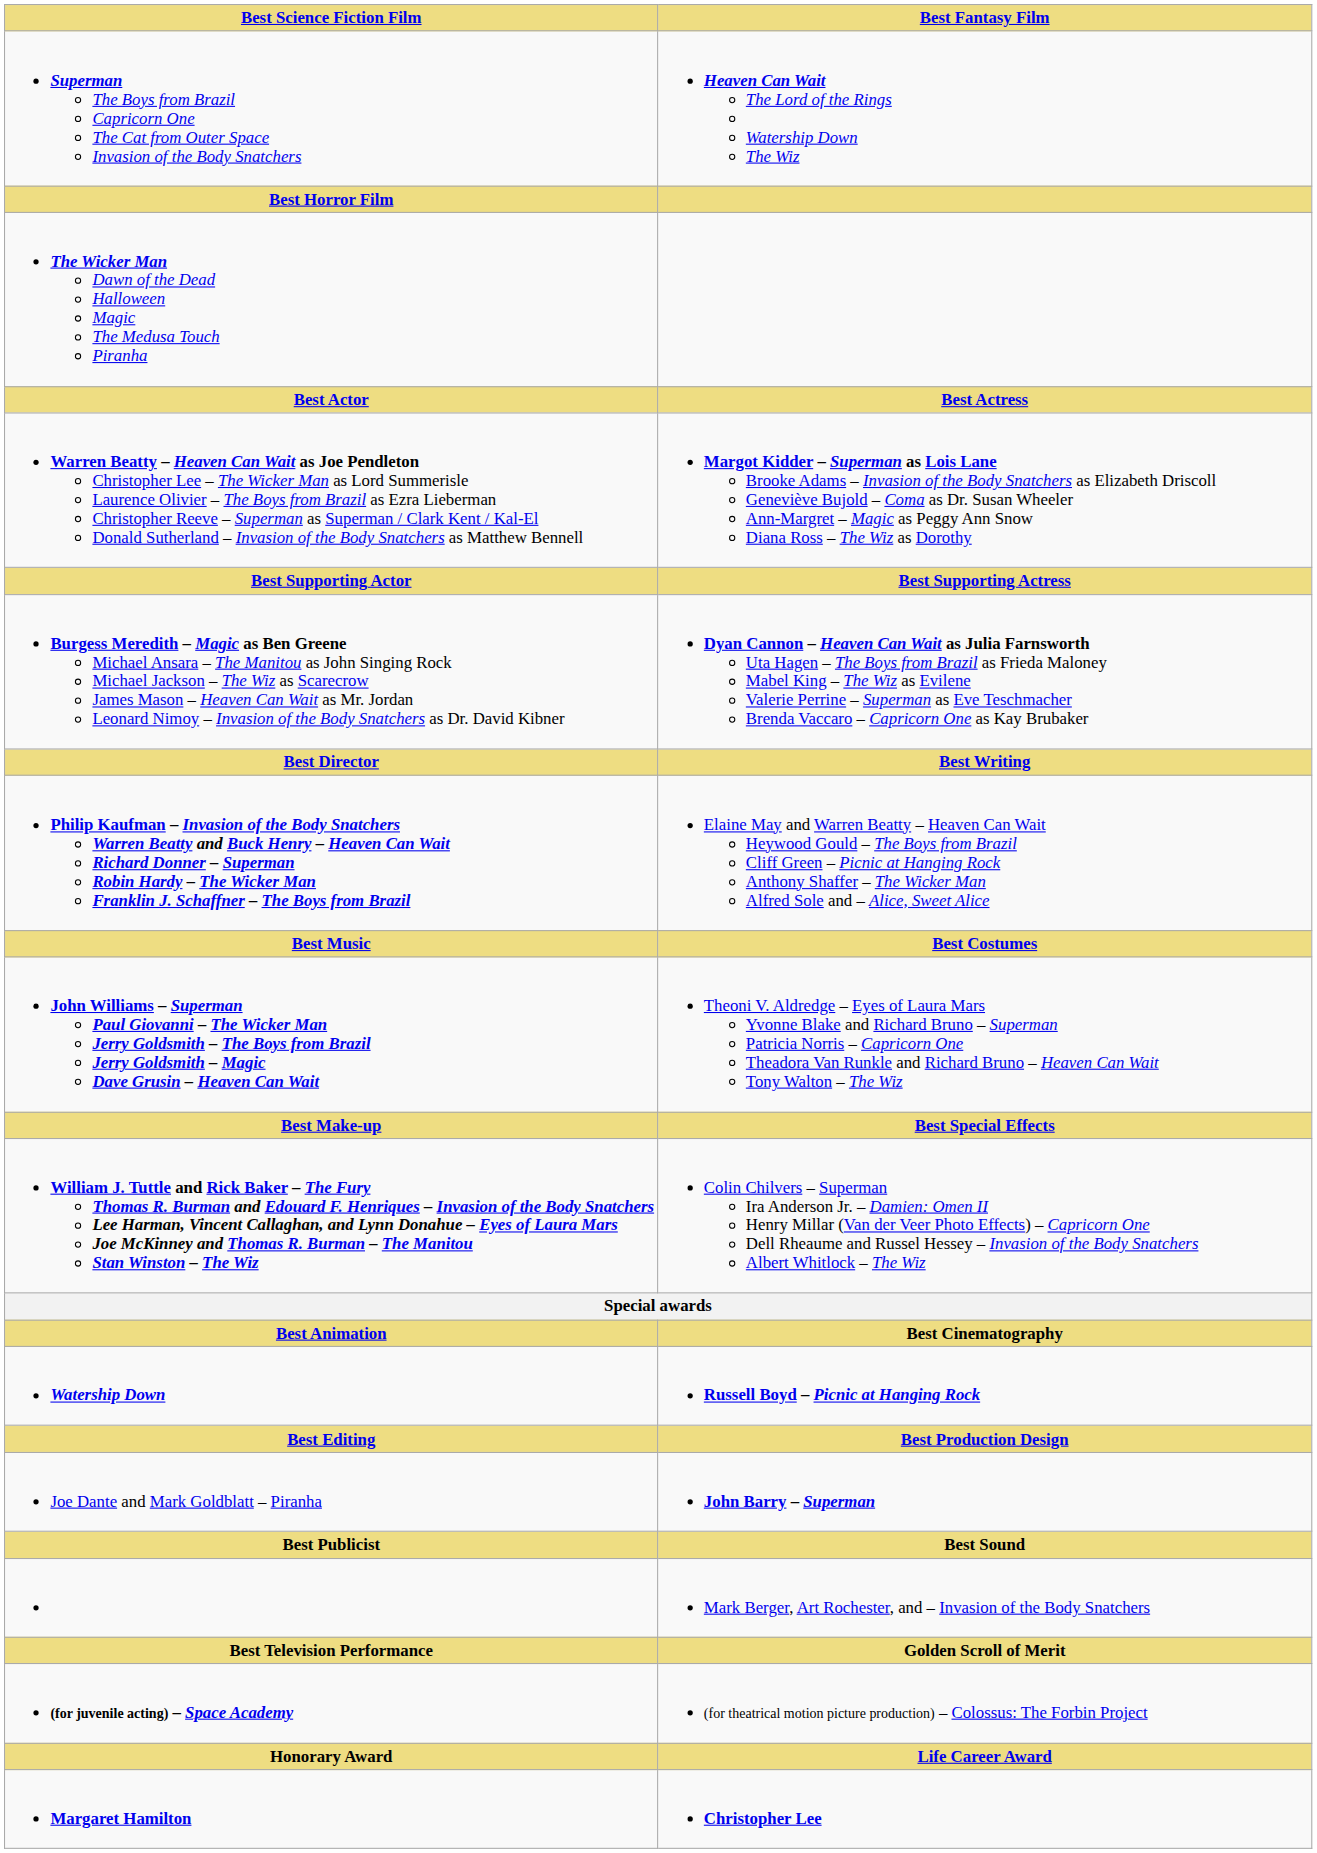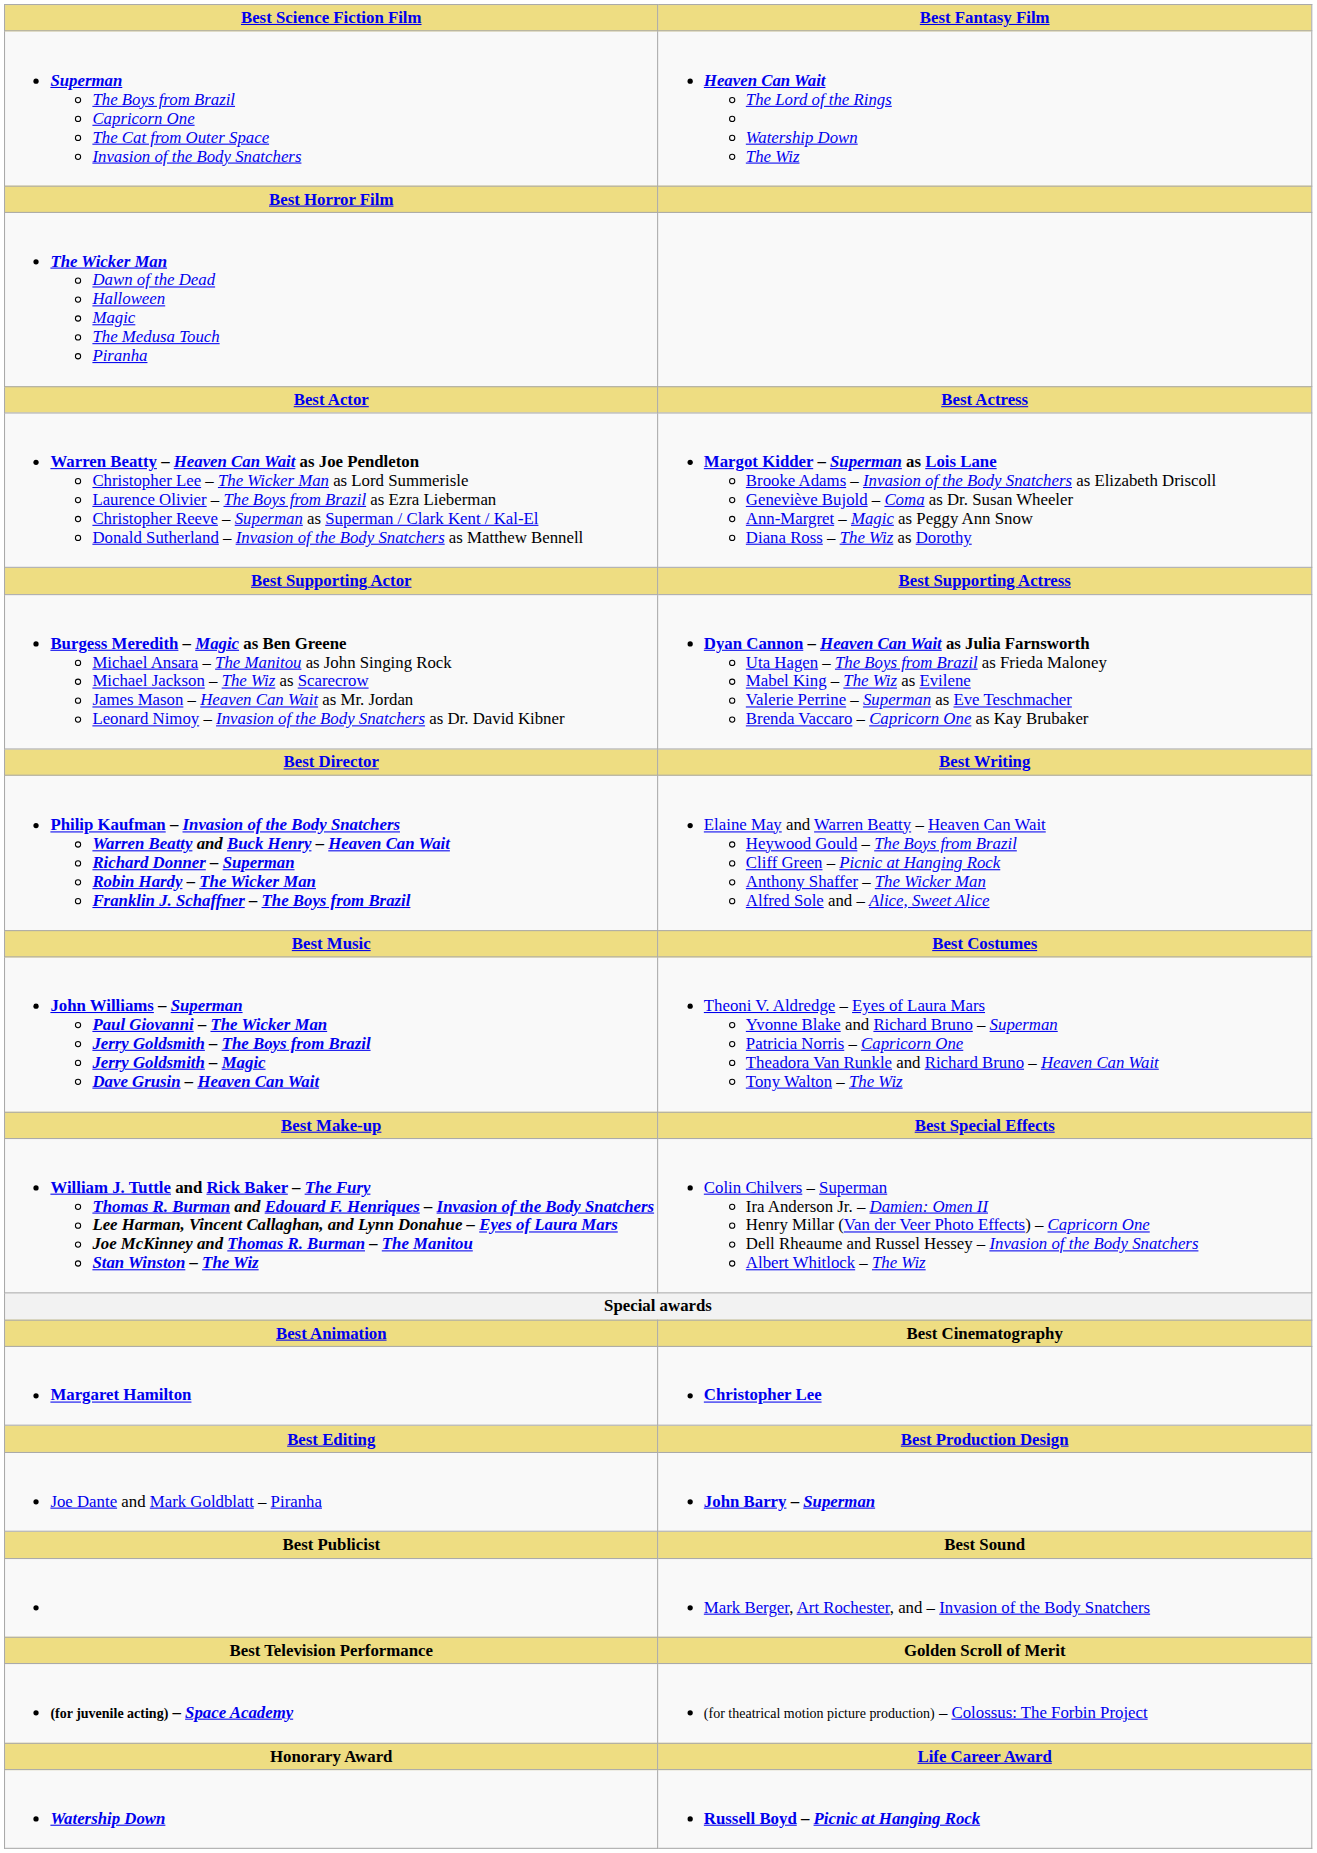rows swapped: (331, 1395) <-> (331, 1819)
